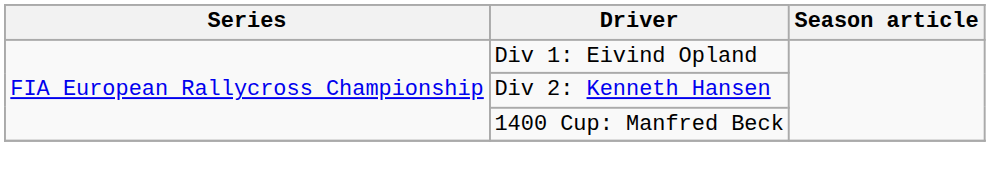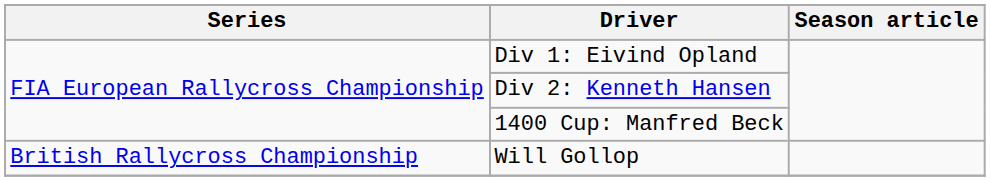+ row: (567, 158)
